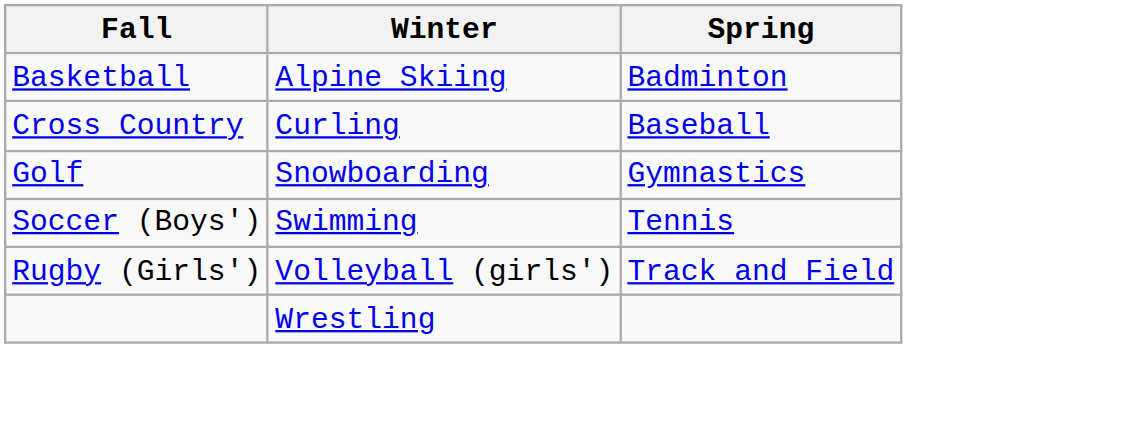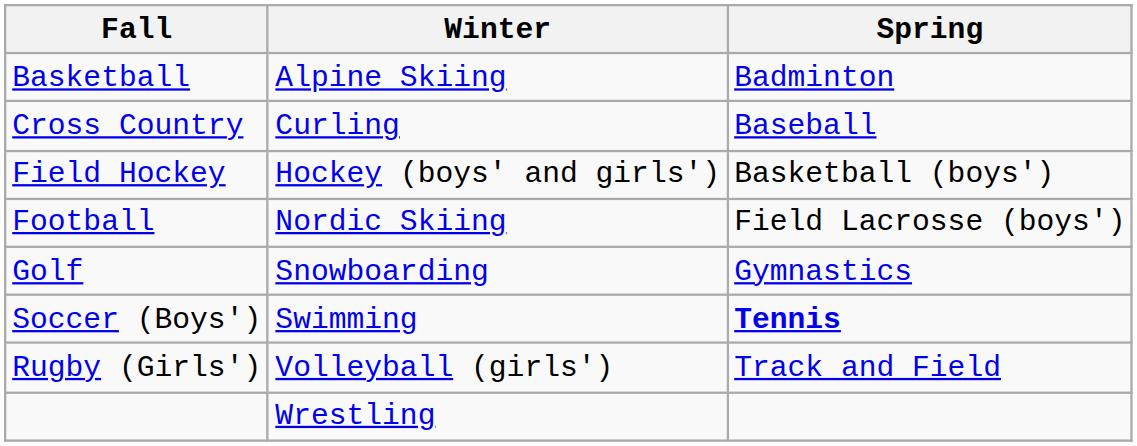+ row: (119, 174)
+ row: (83, 223)
(681, 223) normal -> (788, 319) bold
